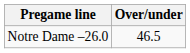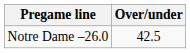(149, 36) 46.5 -> (149, 36) 42.5
